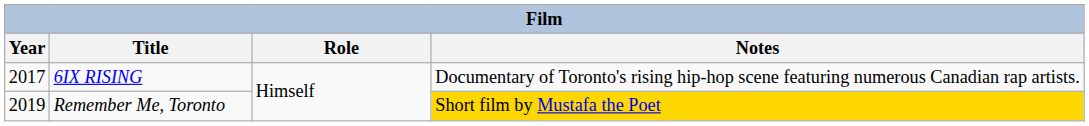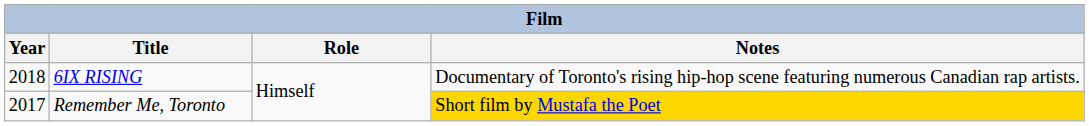(27, 76) 2017 -> (27, 76) 2018
(27, 105) 2019 -> (27, 105) 2017
